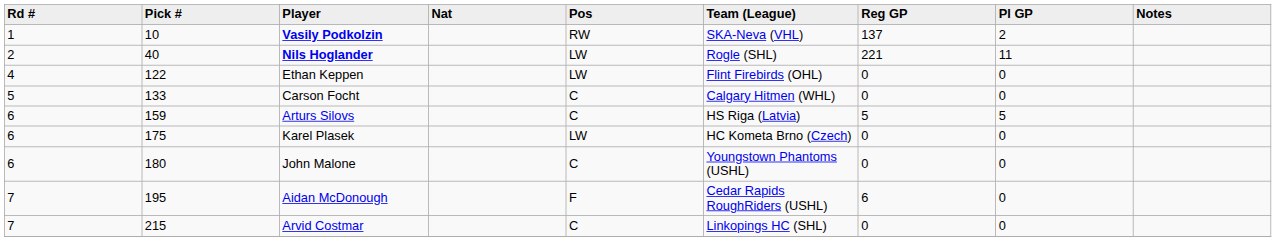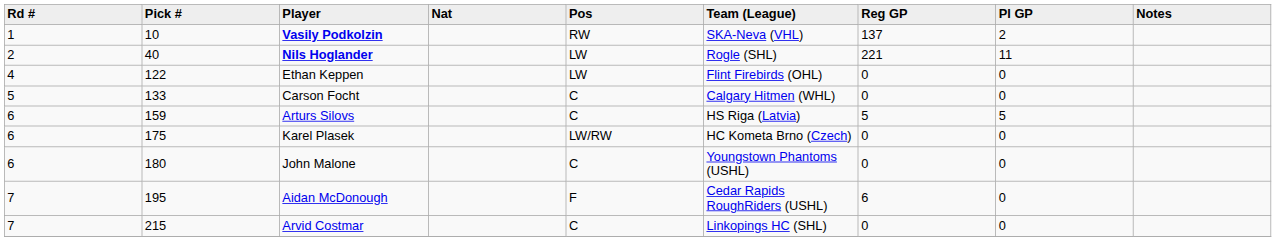(578, 136) LW -> (590, 136) LW/RW
